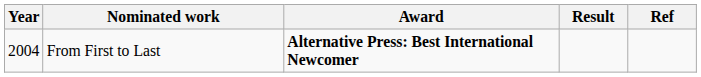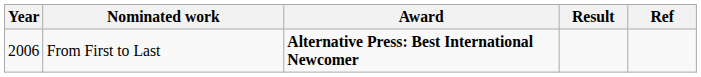(24, 50) 2004 -> (24, 50) 2006
